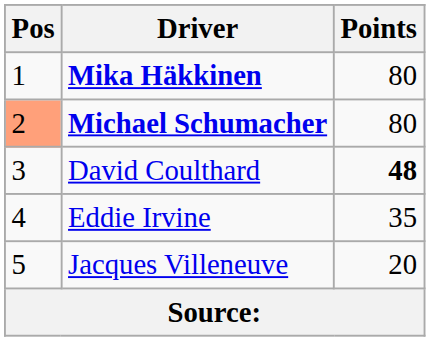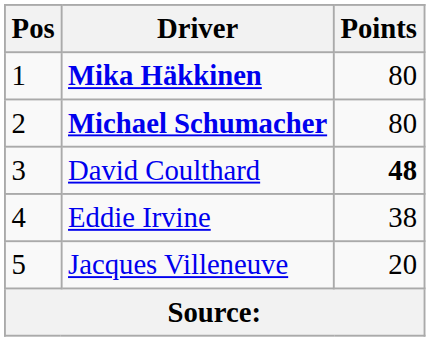(19, 123) lightsalmon background -> (19, 123) no background
(403, 217) 35 -> (403, 217) 38
